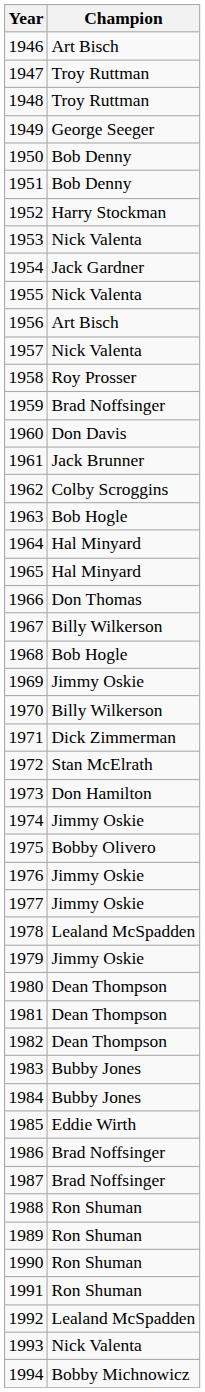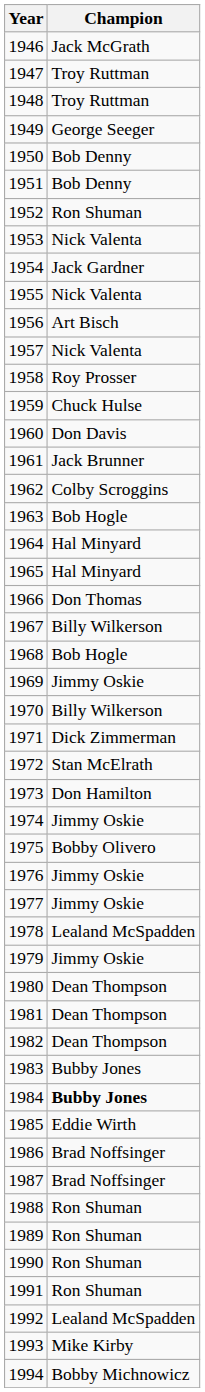(85, 45) Art Bisch -> (101, 45) Jack McGrath
(109, 211) Harry Stockman -> (97, 211) Ron Shuman
(108, 405) Brad Noffsinger -> (97, 405) Chuck Hulse
(96, 1097) normal -> (99, 1097) bold
(97, 1345) Nick Valenta -> (92, 1345) Mike Kirby
